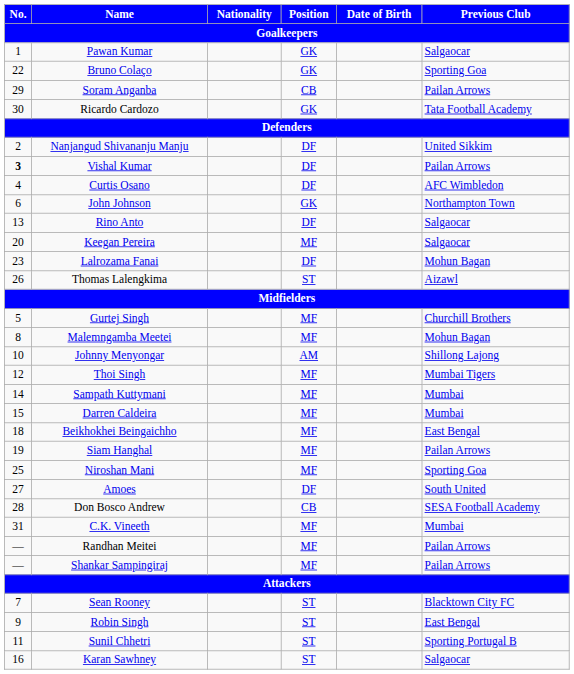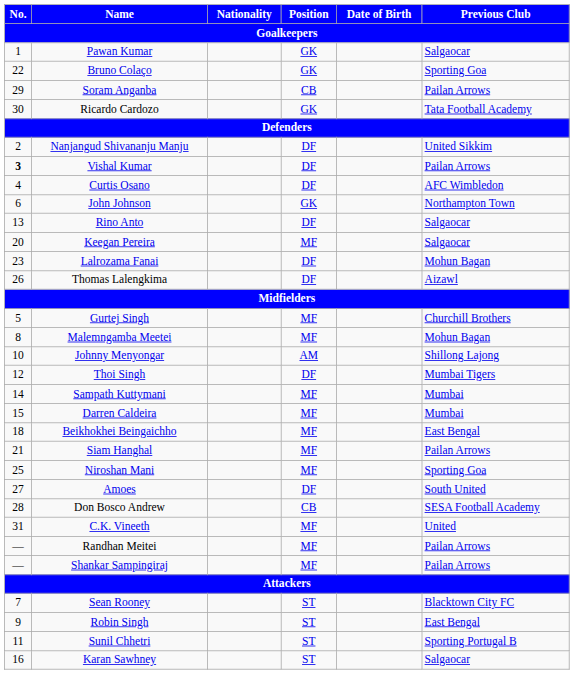(309, 280) ST -> (309, 280) DF
(309, 375) MF -> (309, 375) DF
(18, 451) 19 -> (18, 451) 21
(444, 527) Mumbai -> (440, 527) United
